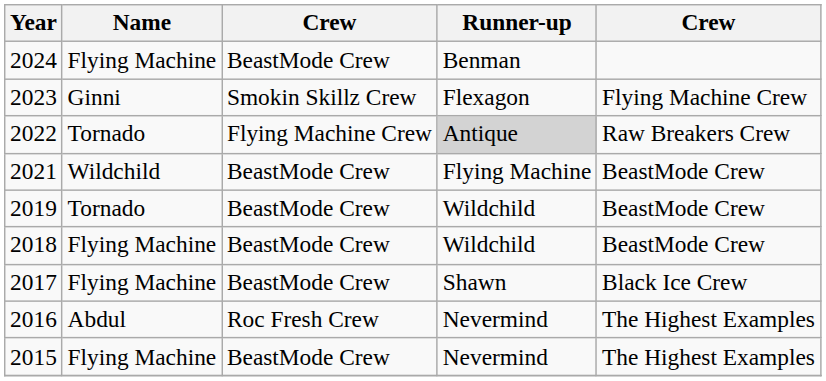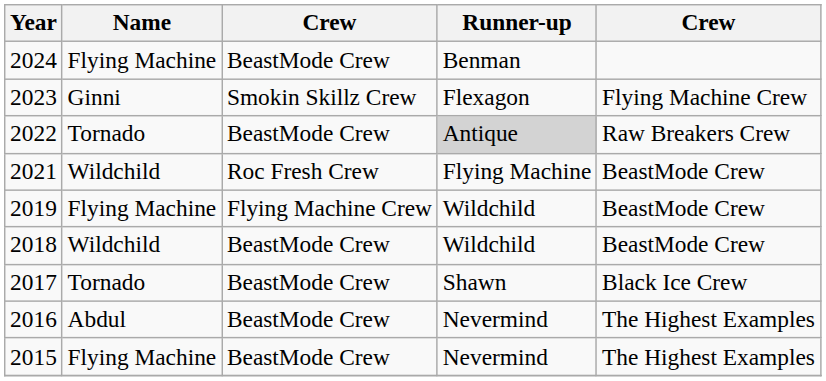(329, 134) Flying Machine Crew -> (308, 134) BeastMode Crew
(308, 171) BeastMode Crew -> (303, 171) Roc Fresh Crew
(106, 208) Tornado -> (142, 208) Flying Machine
(308, 208) BeastMode Crew -> (329, 208) Flying Machine Crew
(142, 245) Flying Machine -> (114, 245) Wildchild
(142, 282) Flying Machine -> (106, 282) Tornado
(303, 319) Roc Fresh Crew -> (308, 319) BeastMode Crew
